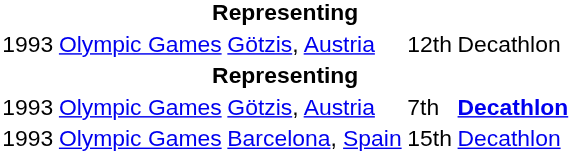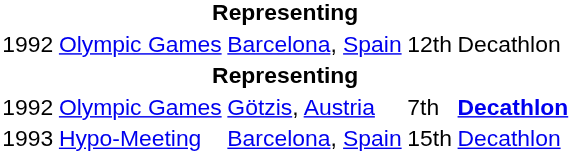(28, 44) 1993 -> (28, 44) 1992
(301, 44) Götzis, Austria -> (314, 44) Barcelona, Spain
(28, 107) 1993 -> (28, 107) 1992
(140, 138) Olympic Games -> (130, 138) Hypo-Meeting
